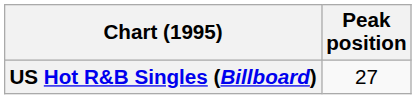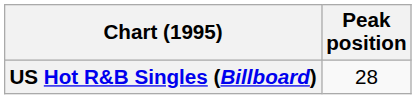(366, 76) 27 -> (366, 76) 28
